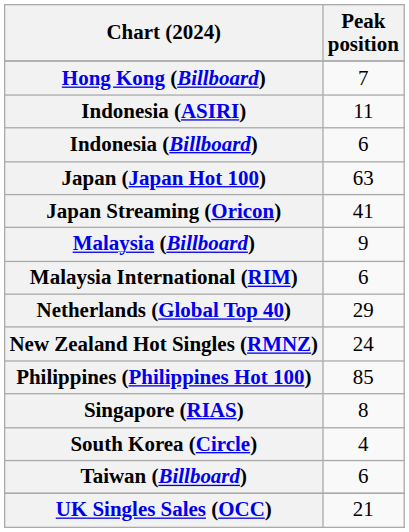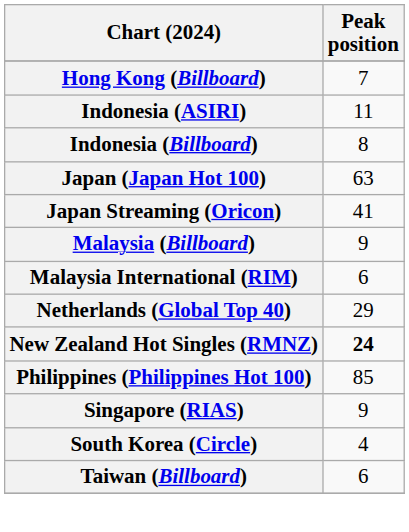(363, 144) 6 -> (363, 144) 8
(363, 343) normal -> (363, 343) bold
(363, 410) 8 -> (363, 410) 9
- row: (164, 510)
